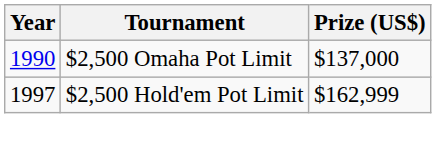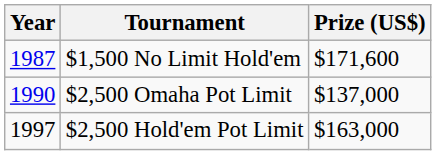+ row: (183, 58)
(357, 94) $162,999 -> (357, 130) $163,000
